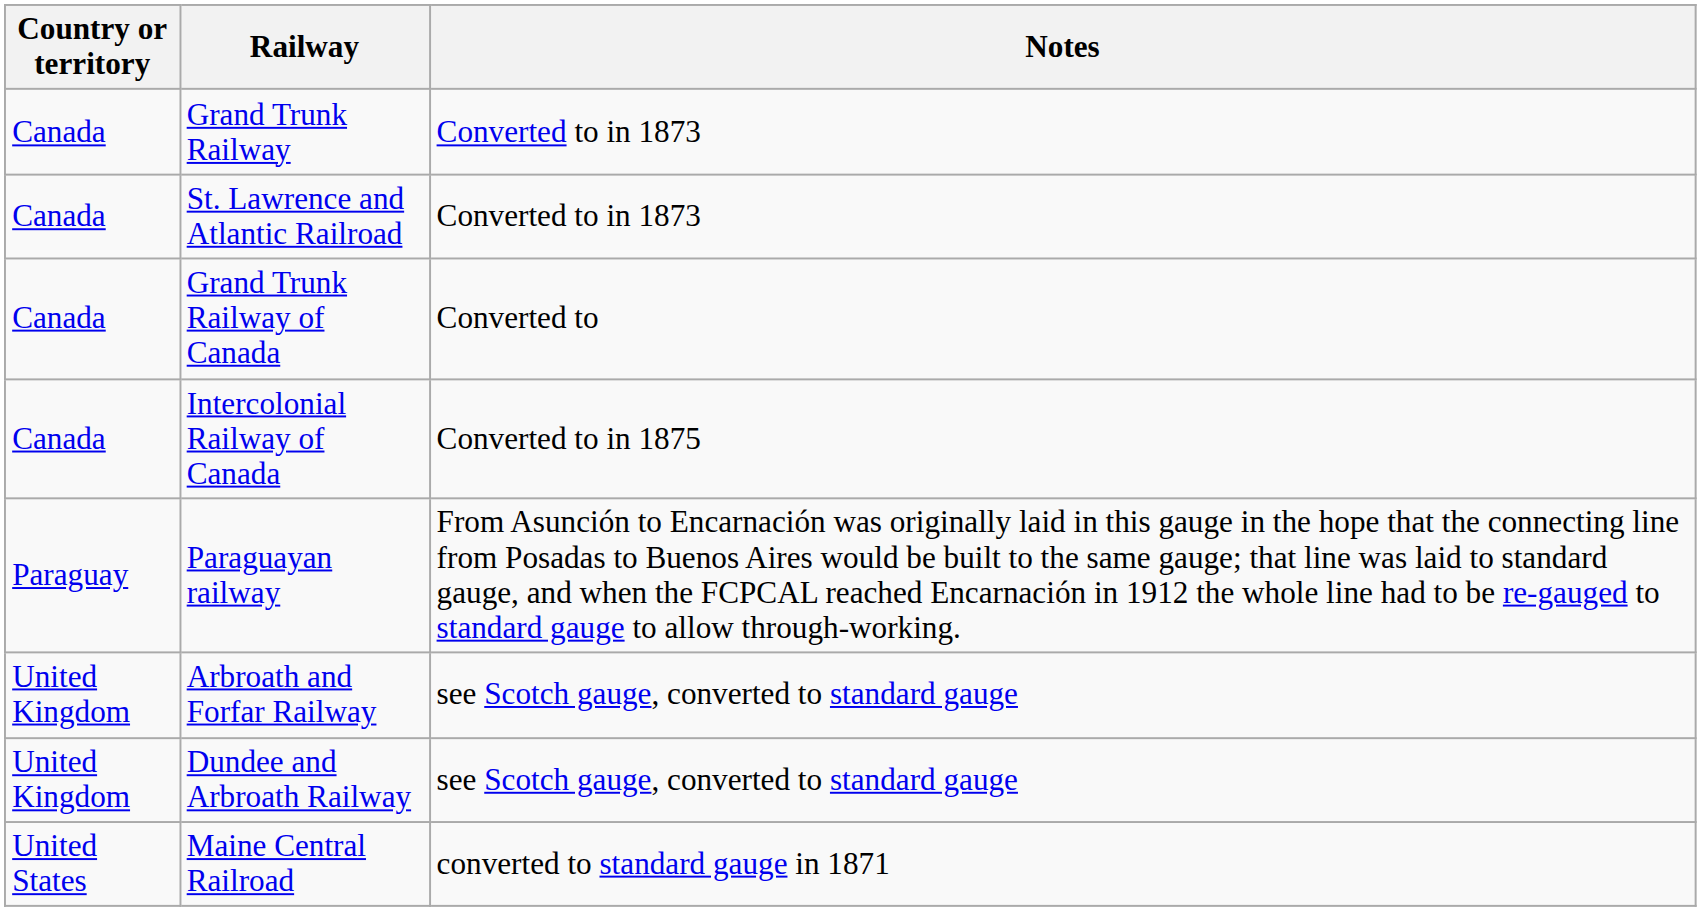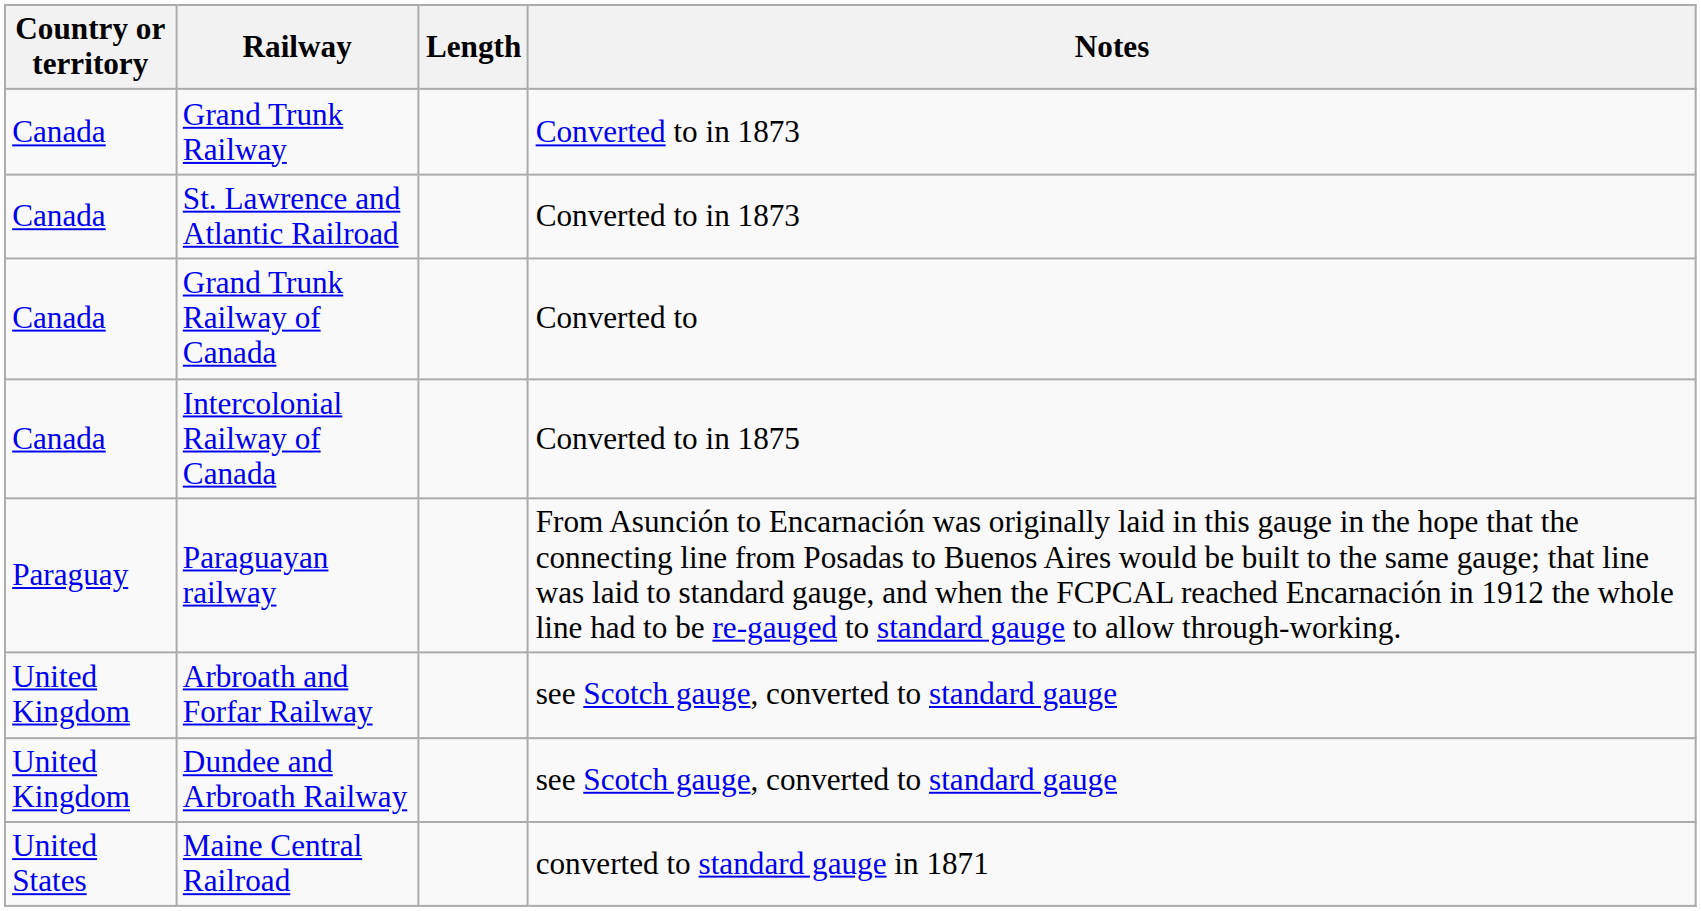+ column: (474, 46)
